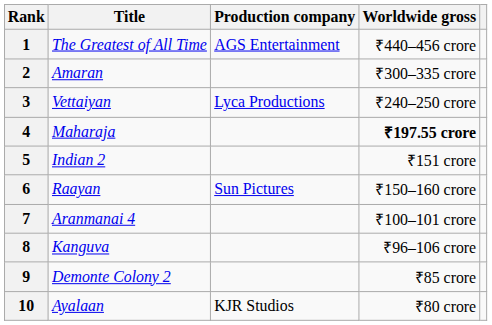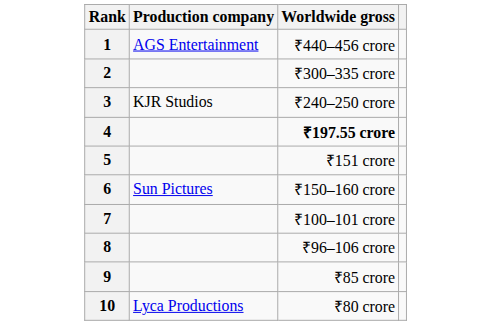- column: (129, 17)
(269, 102) Lyca Productions -> (173, 102) KJR Studios
(254, 305) KJR Studios -> (188, 305) Lyca Productions
